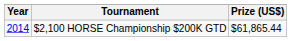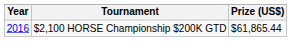(18, 28) 2014 -> (18, 28) 2016
